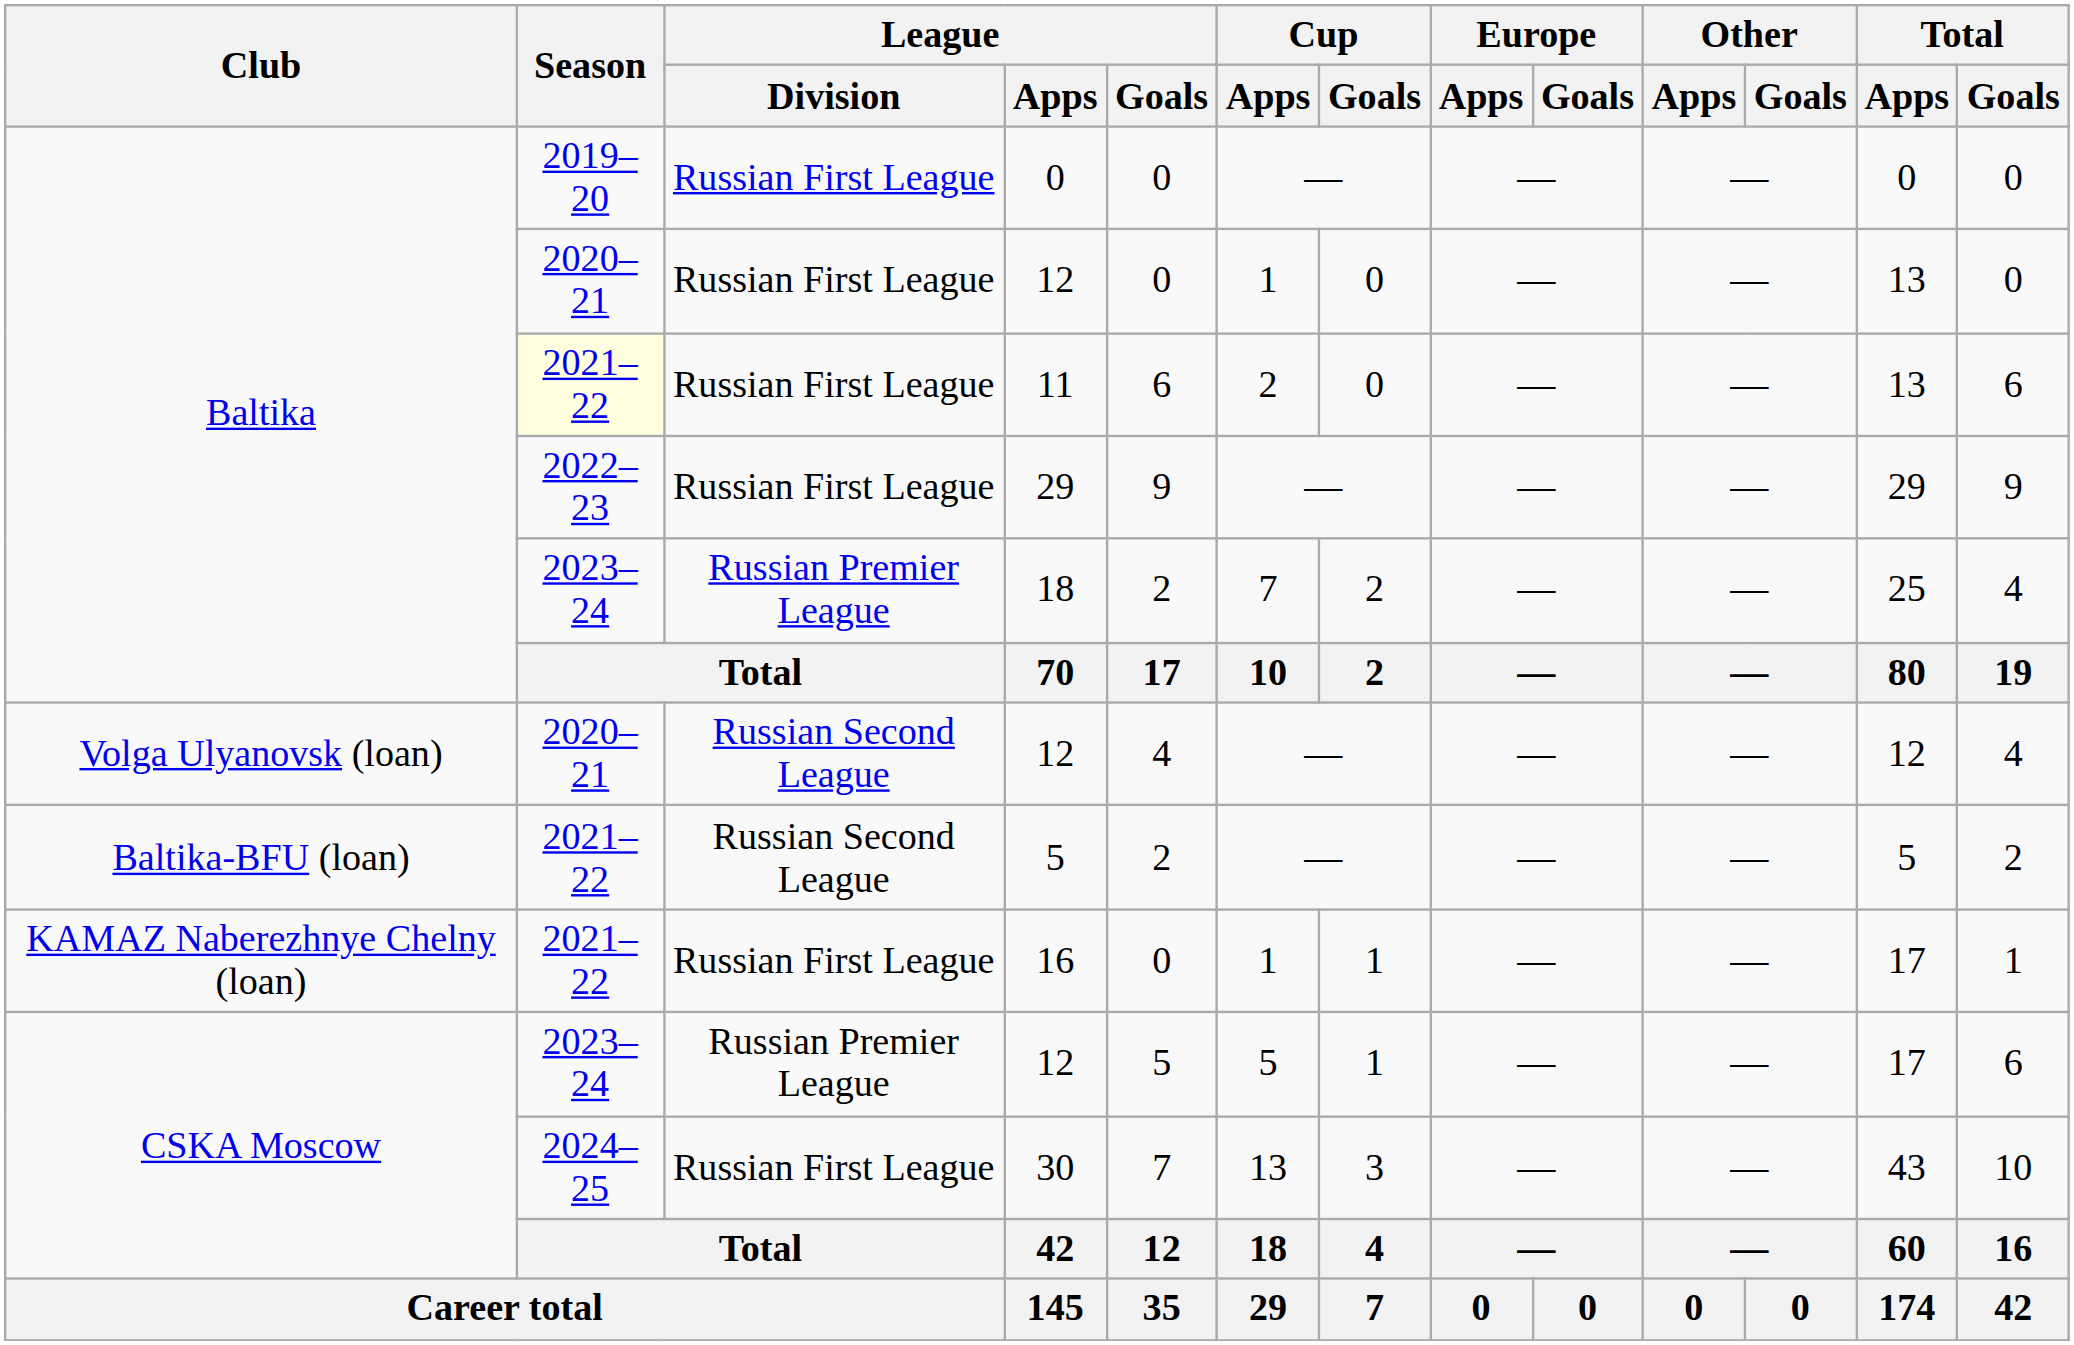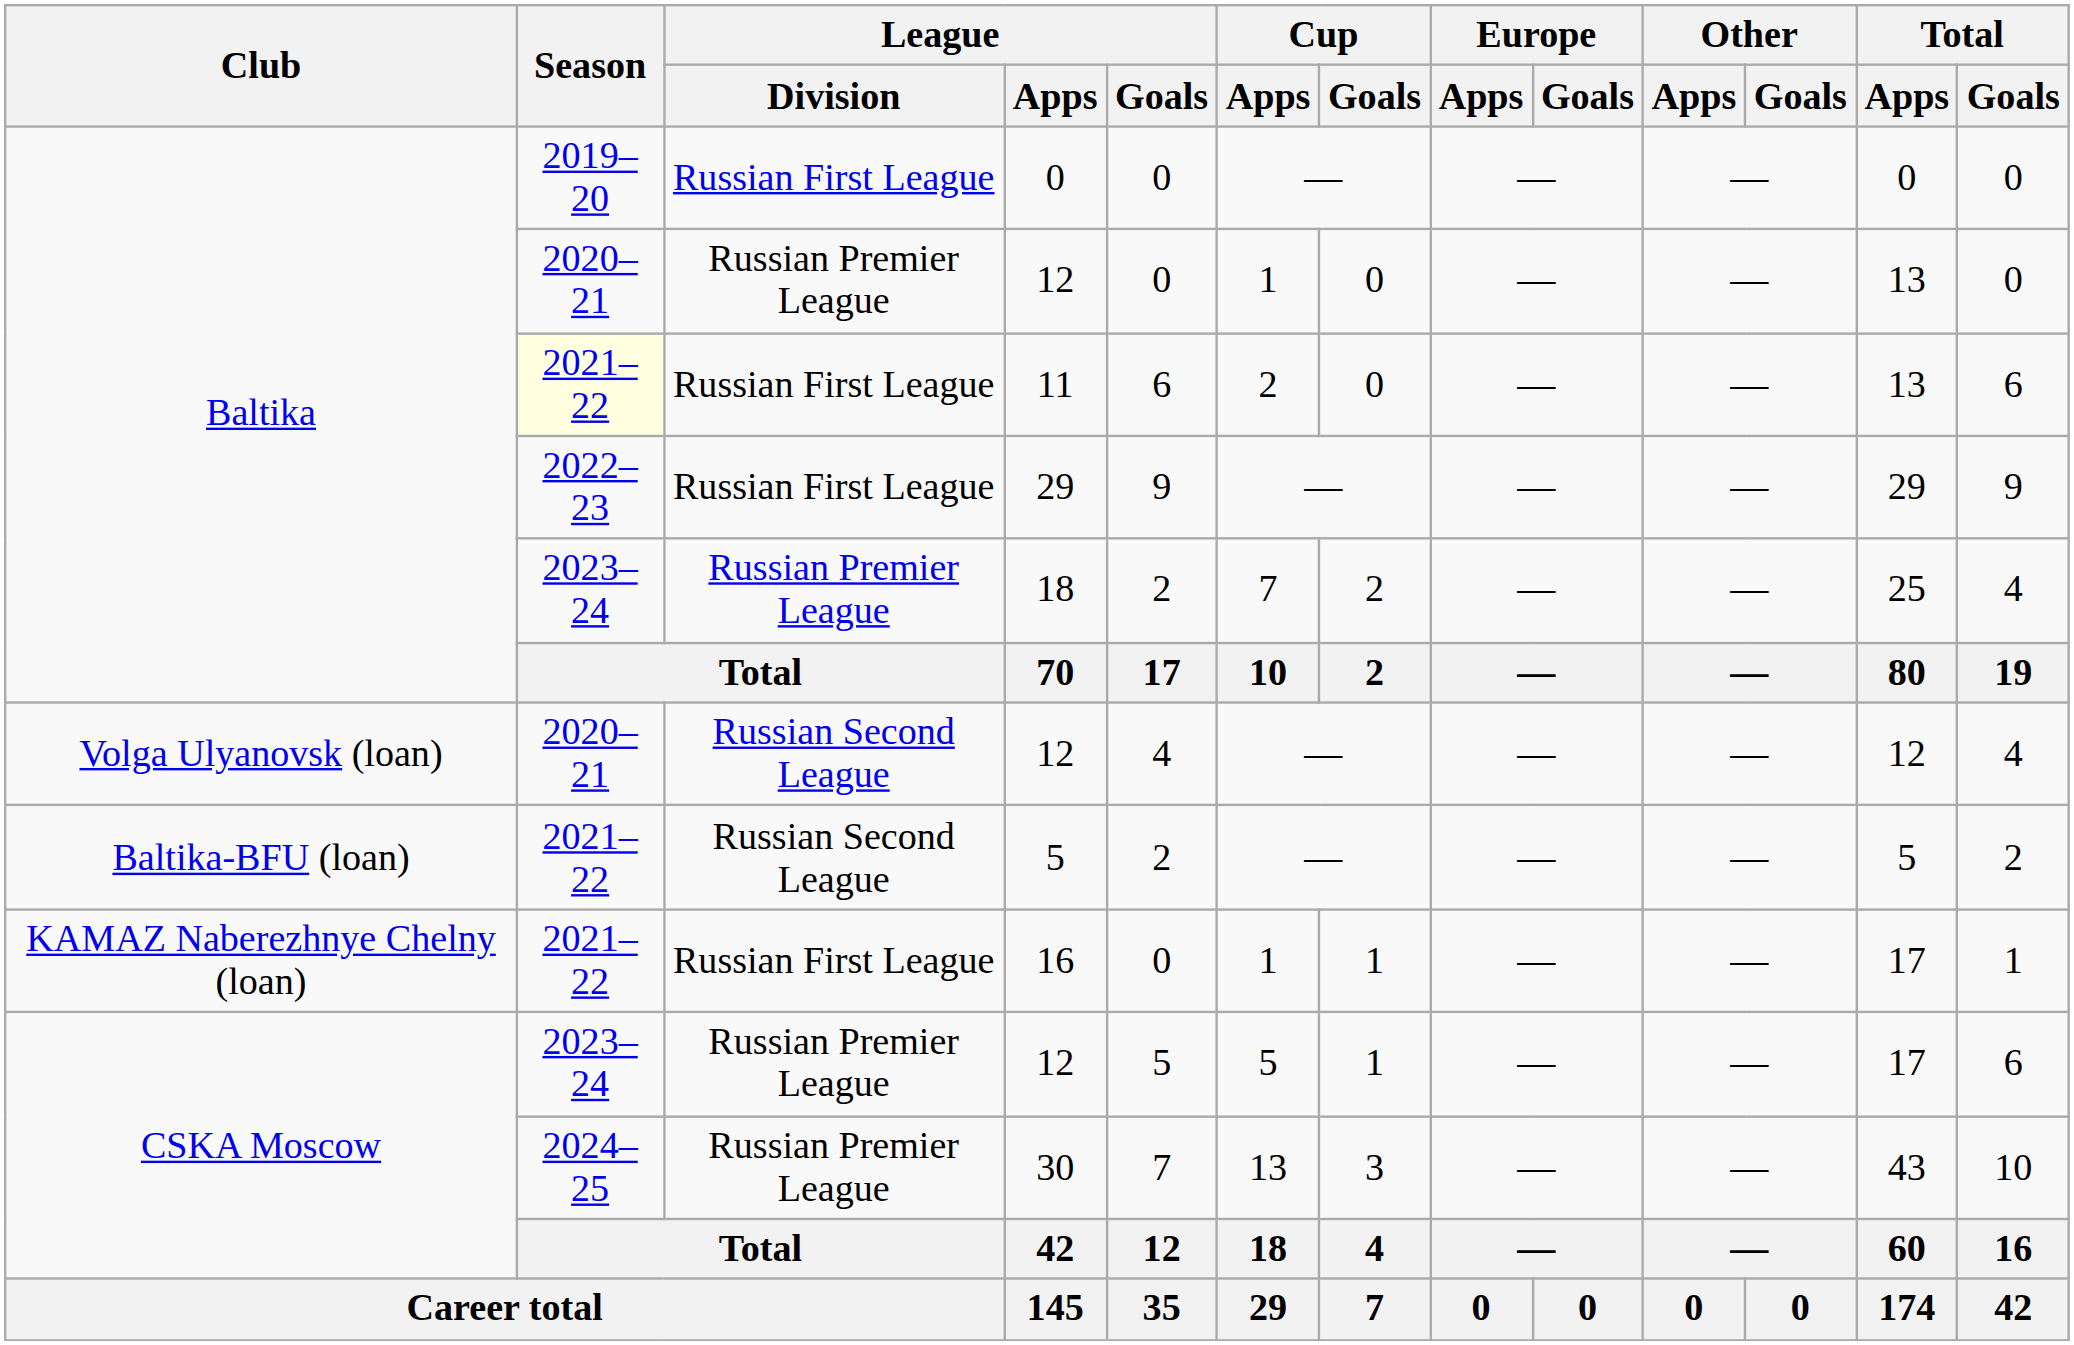(834, 280) Russian First League -> (834, 280) Russian Premier League
(834, 1166) Russian First League -> (834, 1166) Russian Premier League
